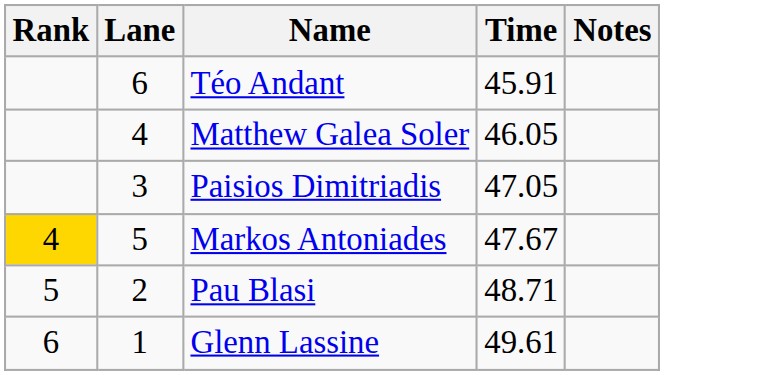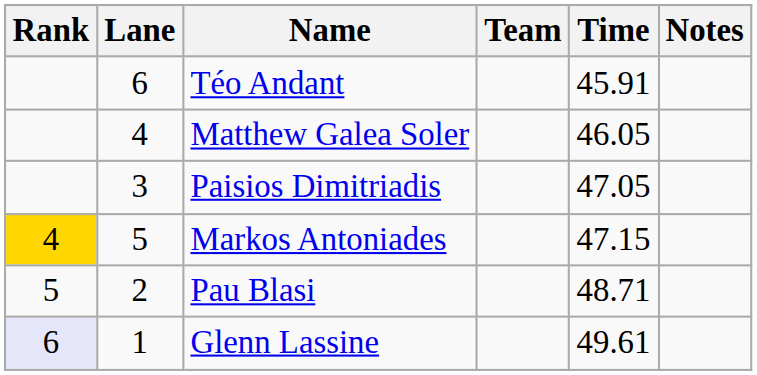+ column: (523, 30)
(521, 238) 47.67 -> (613, 238) 47.15
(51, 342) no background -> (51, 342) lavender background
